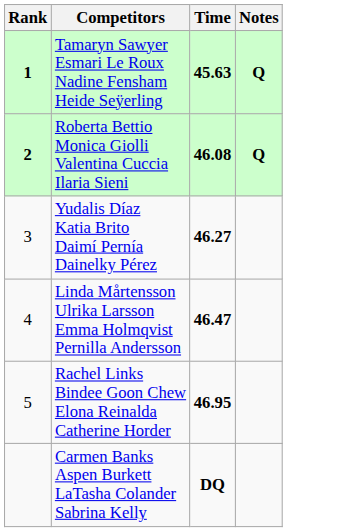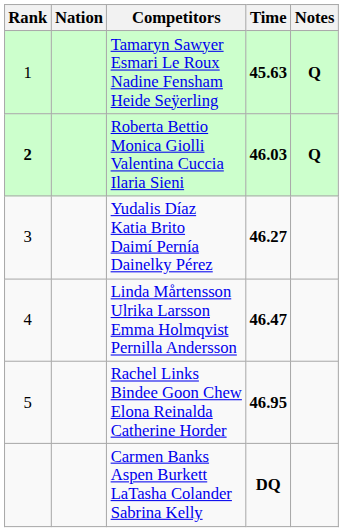+ column: (79, 17)
(28, 72) bold -> (28, 72) normal
(213, 154) 46.08 -> (268, 154) 46.03
